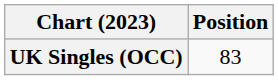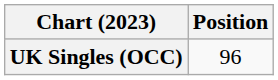(231, 56) 83 -> (231, 56) 96
